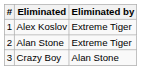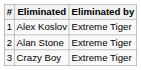(95, 57) Alan Stone -> (102, 57) Extreme Tiger
